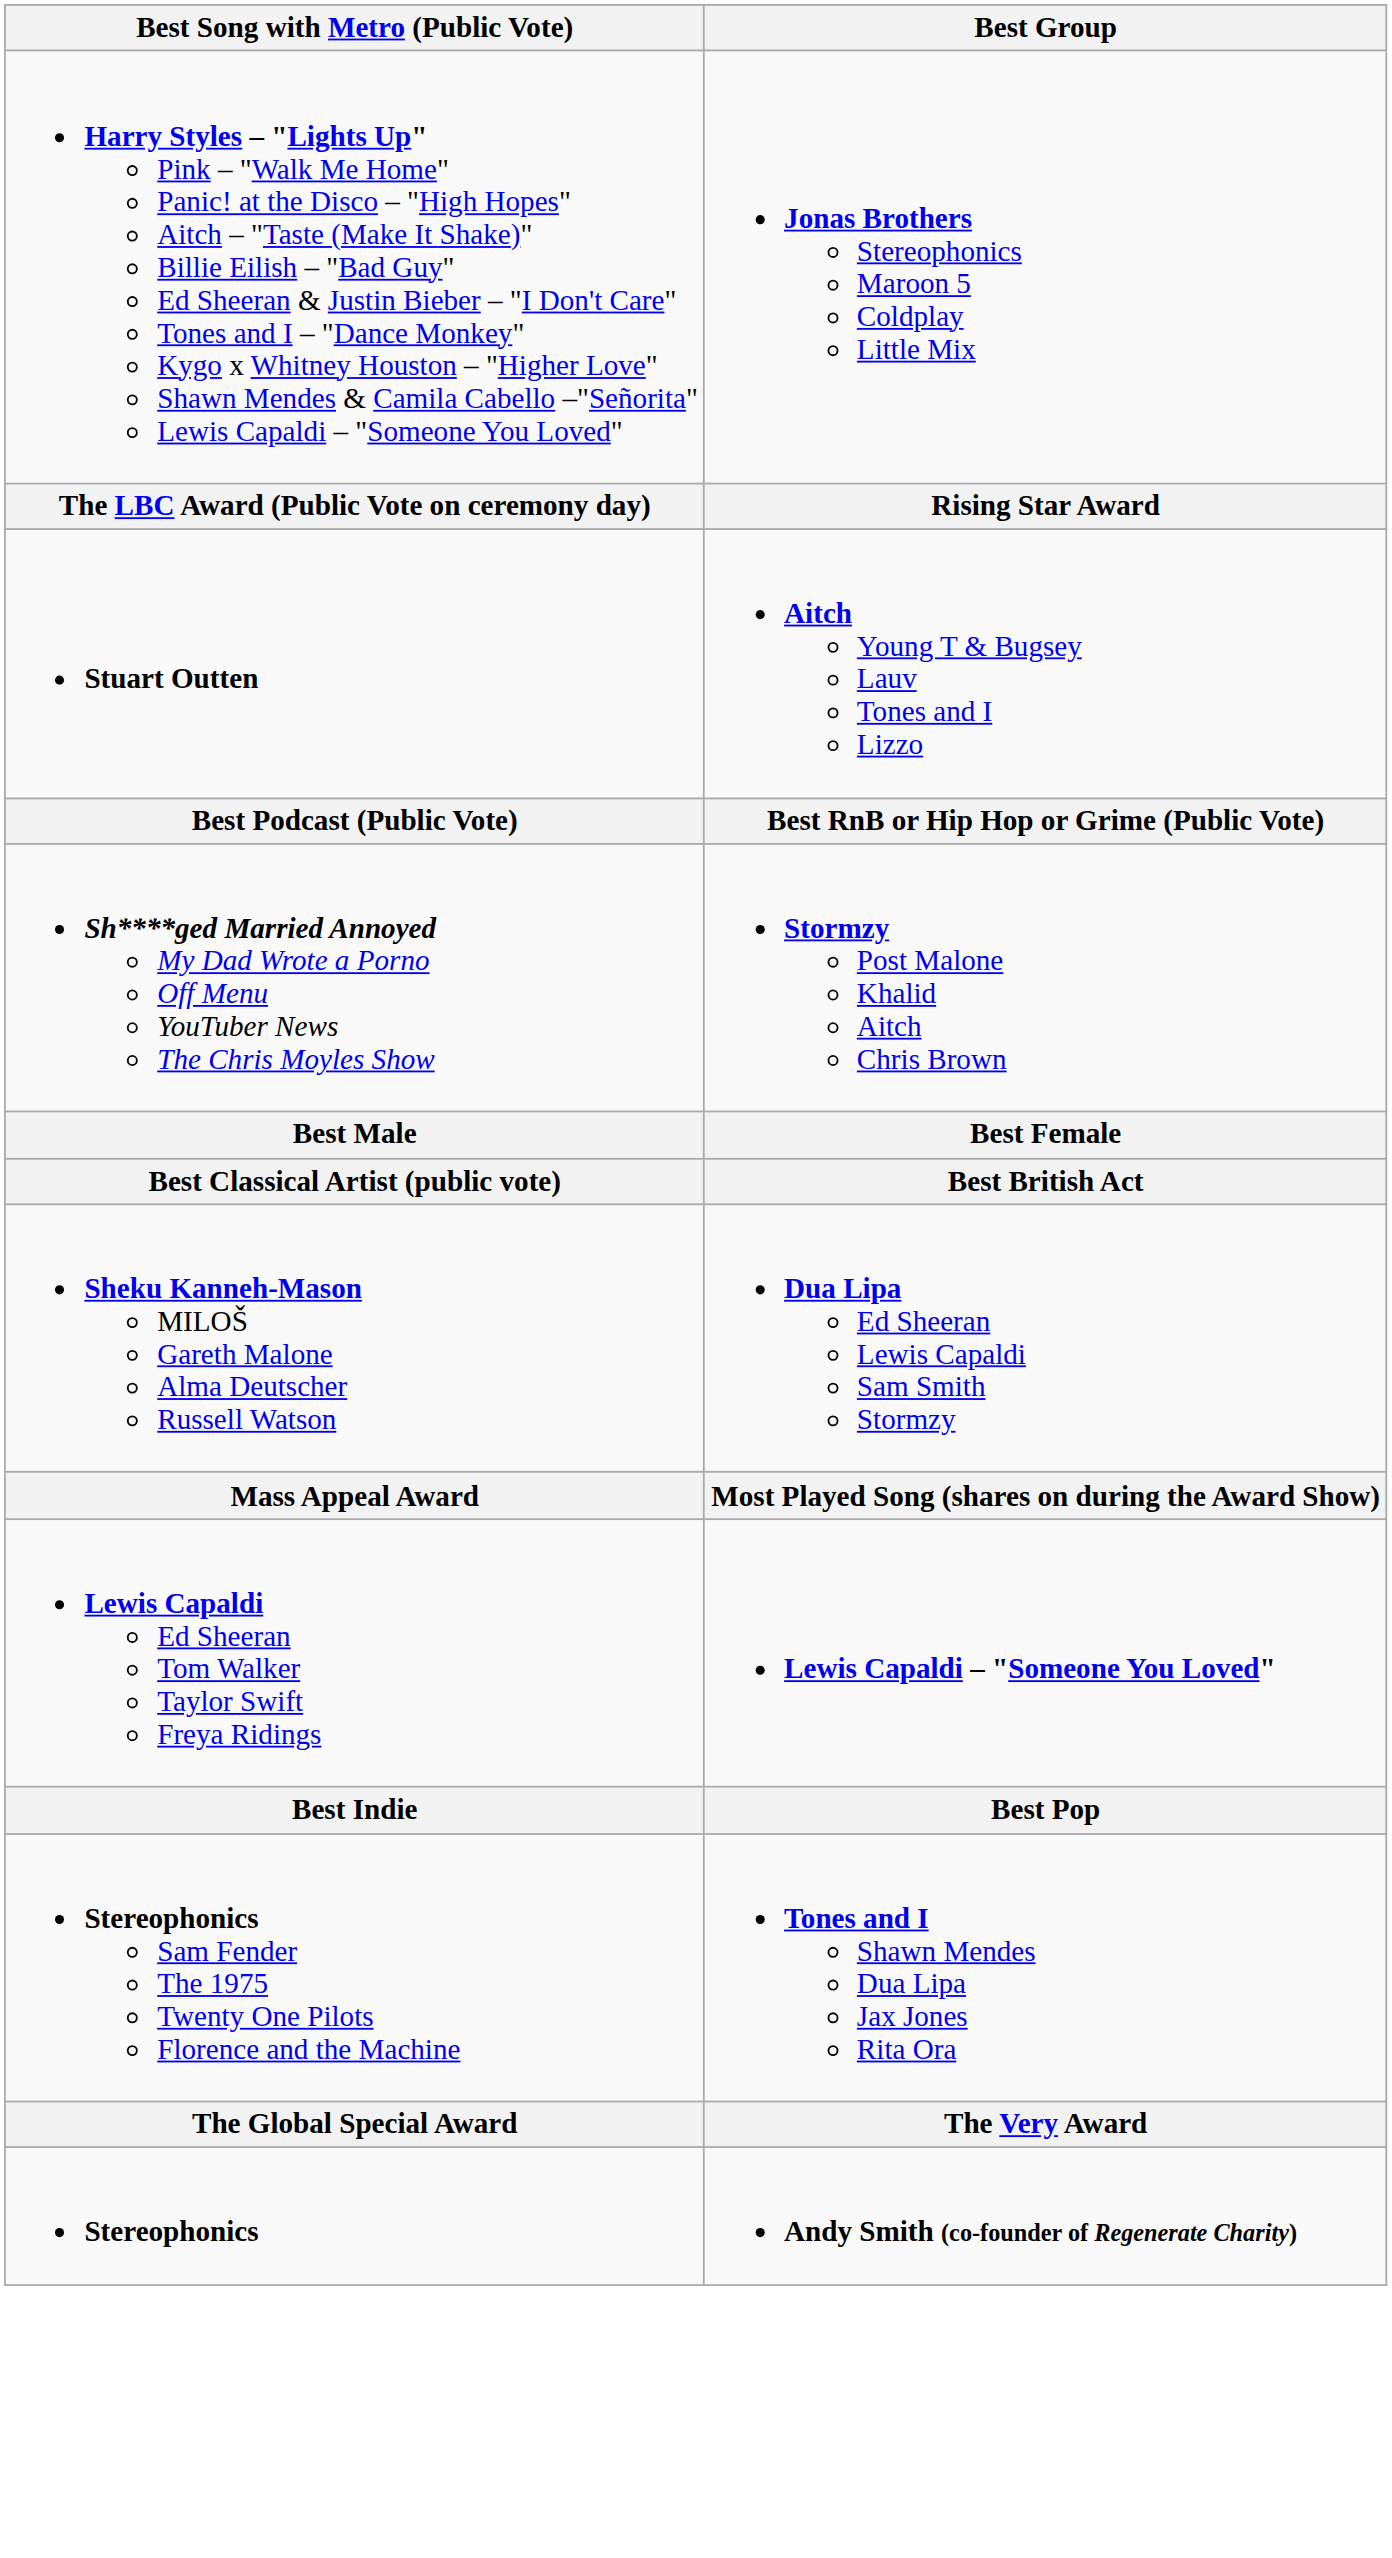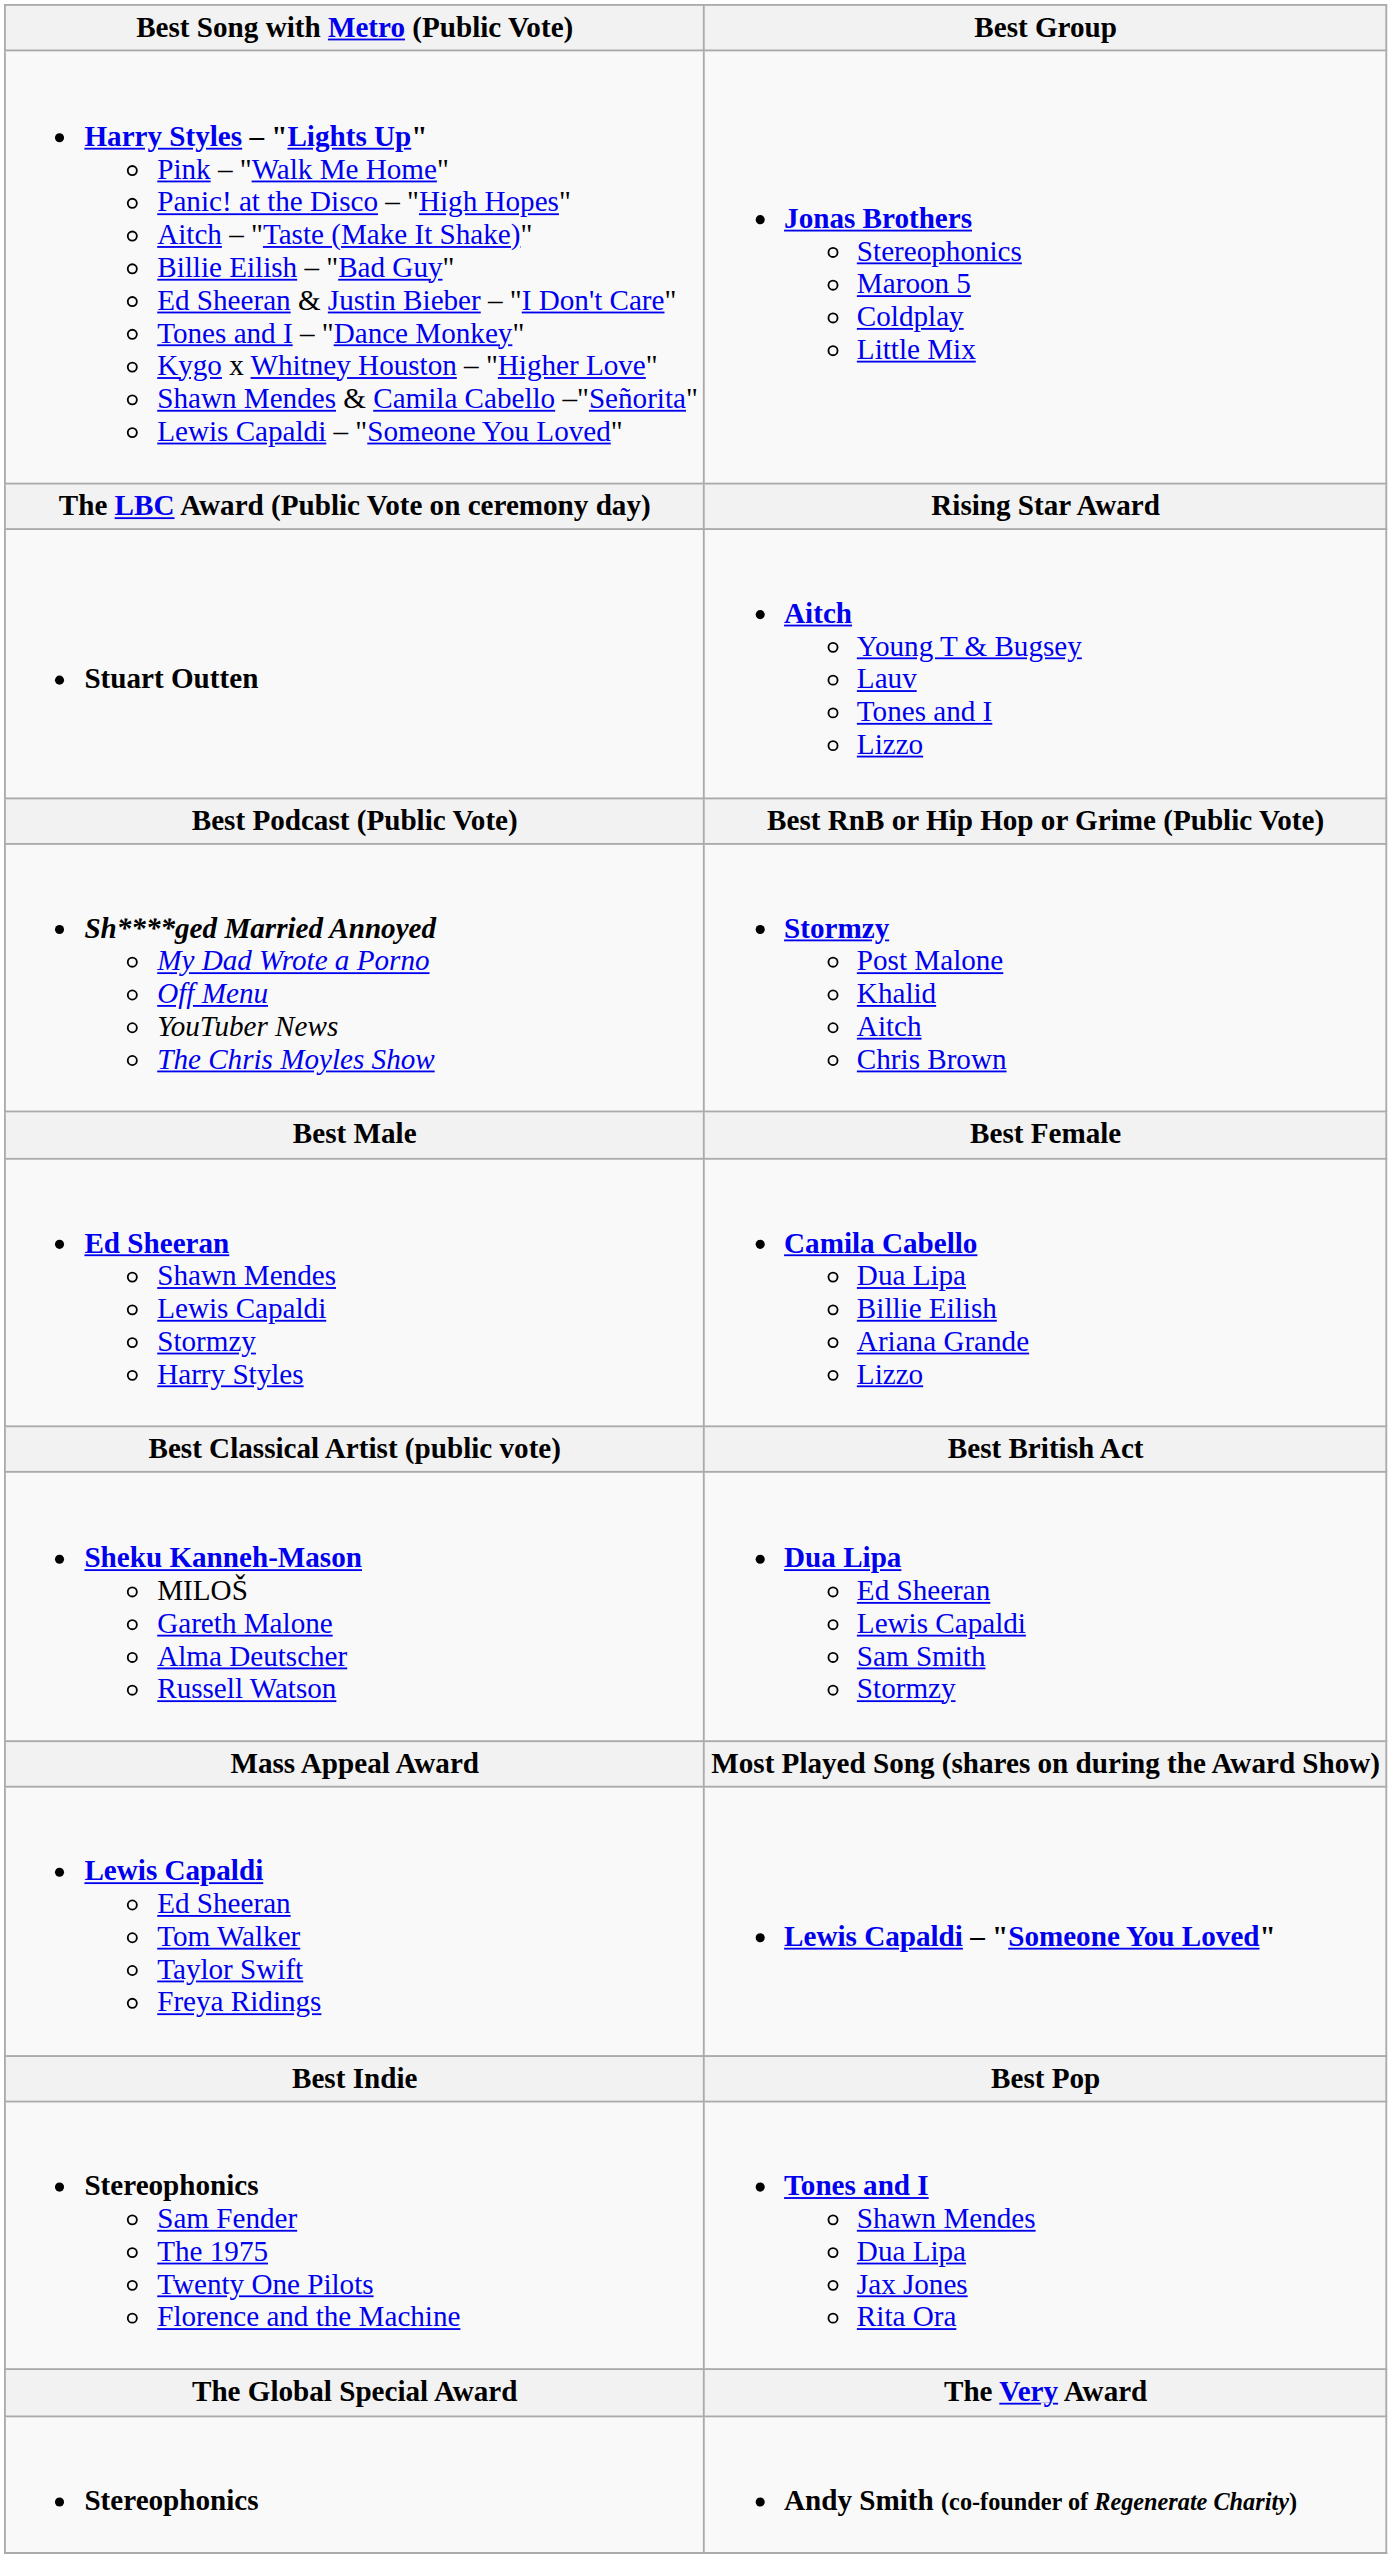+ row: (355, 1309)
